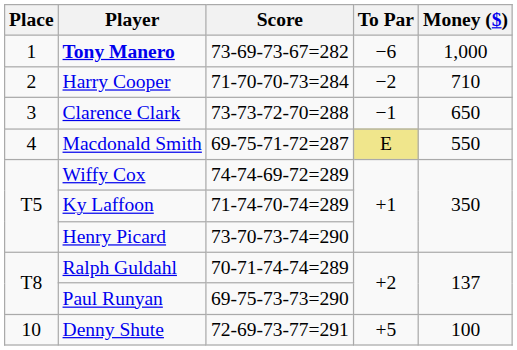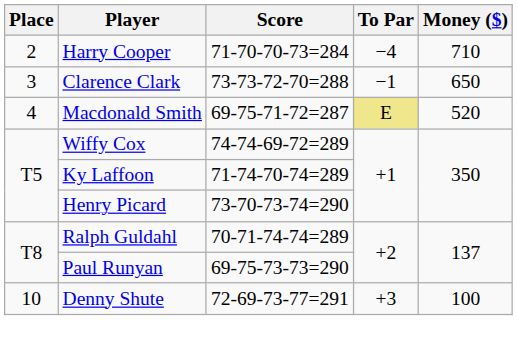- row: (119, 50)
(386, 81) −2 -> (386, 50) −4
(466, 143) 550 -> (466, 112) 520
(386, 329) +5 -> (386, 298) +3
